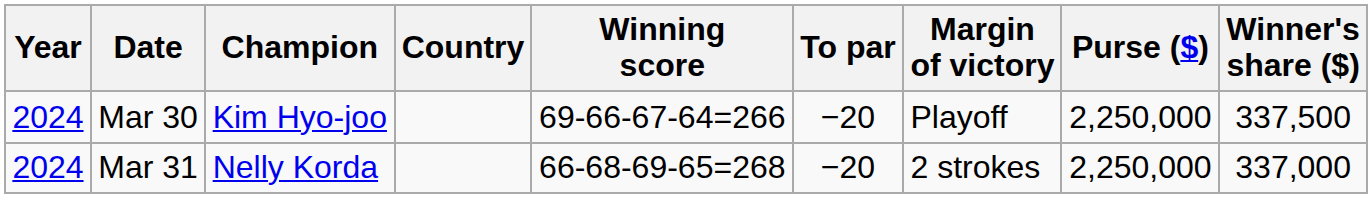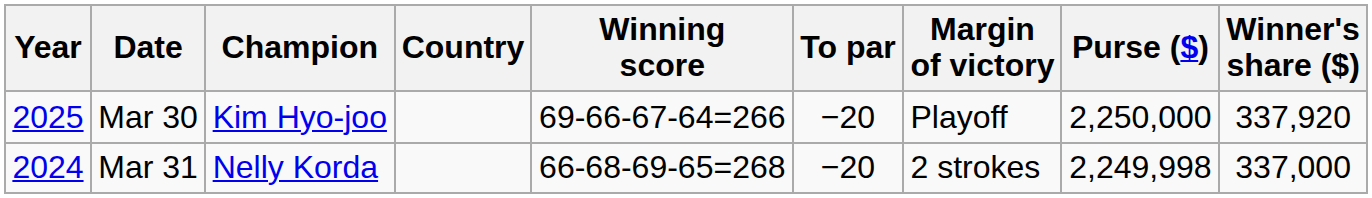(48, 116) 2024 -> (48, 116) 2025
(1293, 116) 337,500 -> (1293, 116) 337,920
(1140, 167) 2,250,000 -> (1140, 167) 2,249,998
